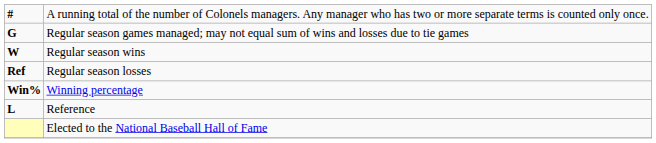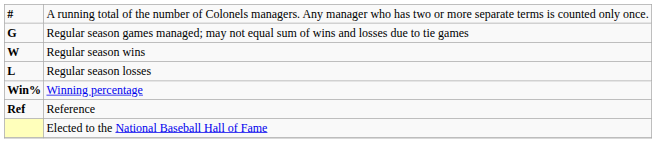(16, 71) Ref -> (11, 71) L
(11, 109) L -> (16, 109) Ref
